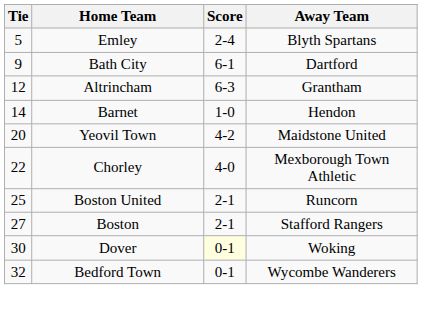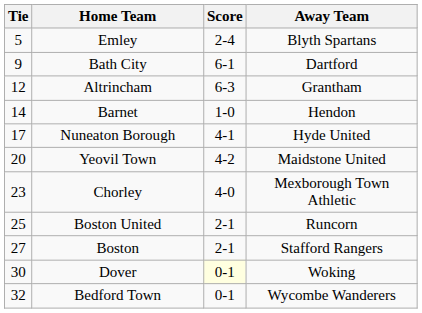+ row: (118, 135)
(18, 168) 22 -> (18, 191) 23
